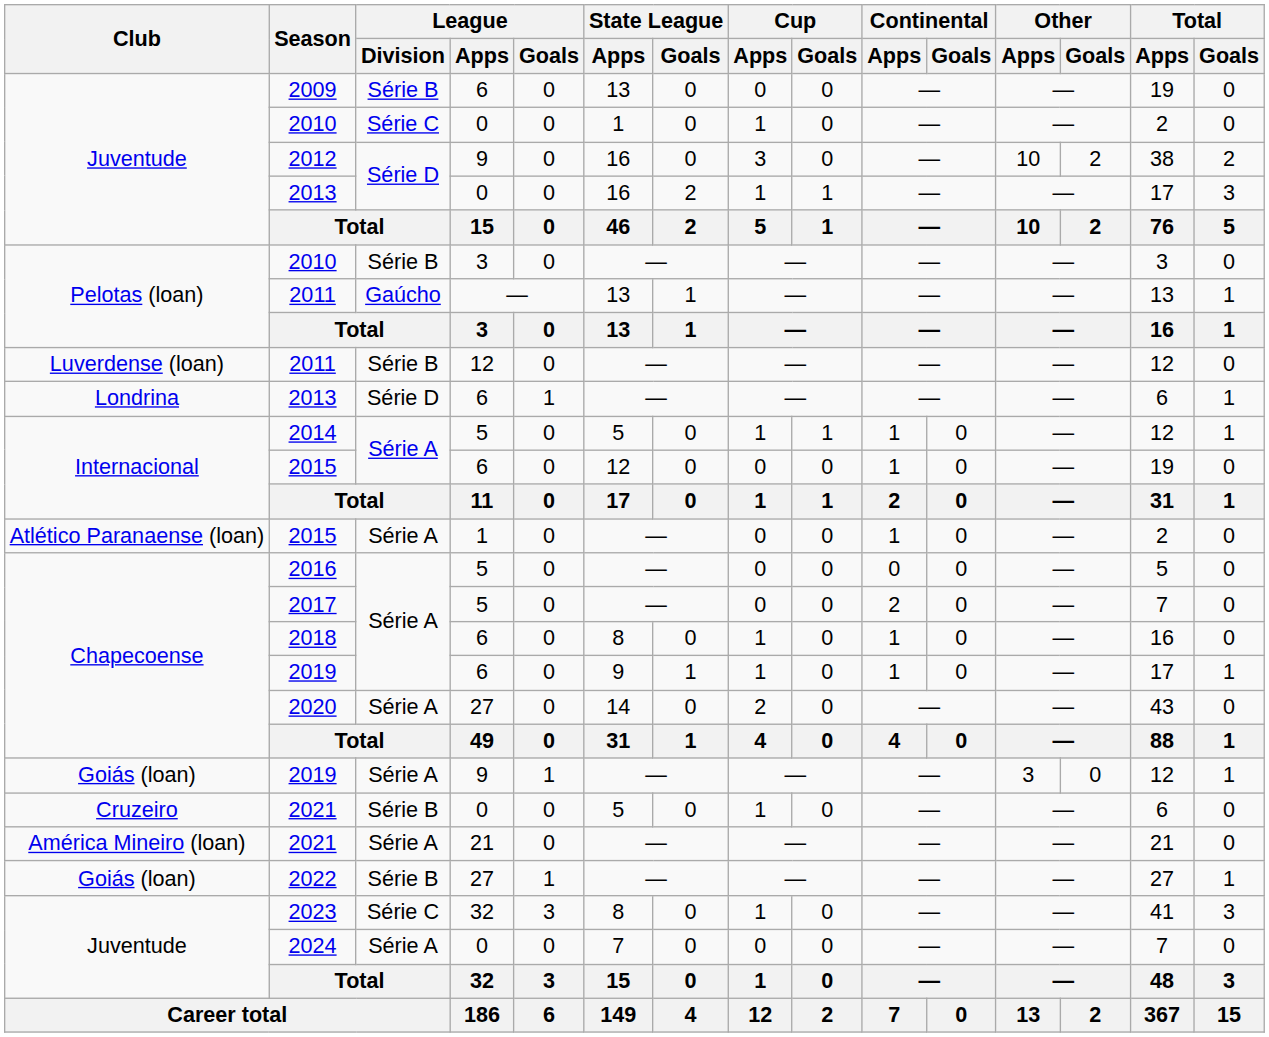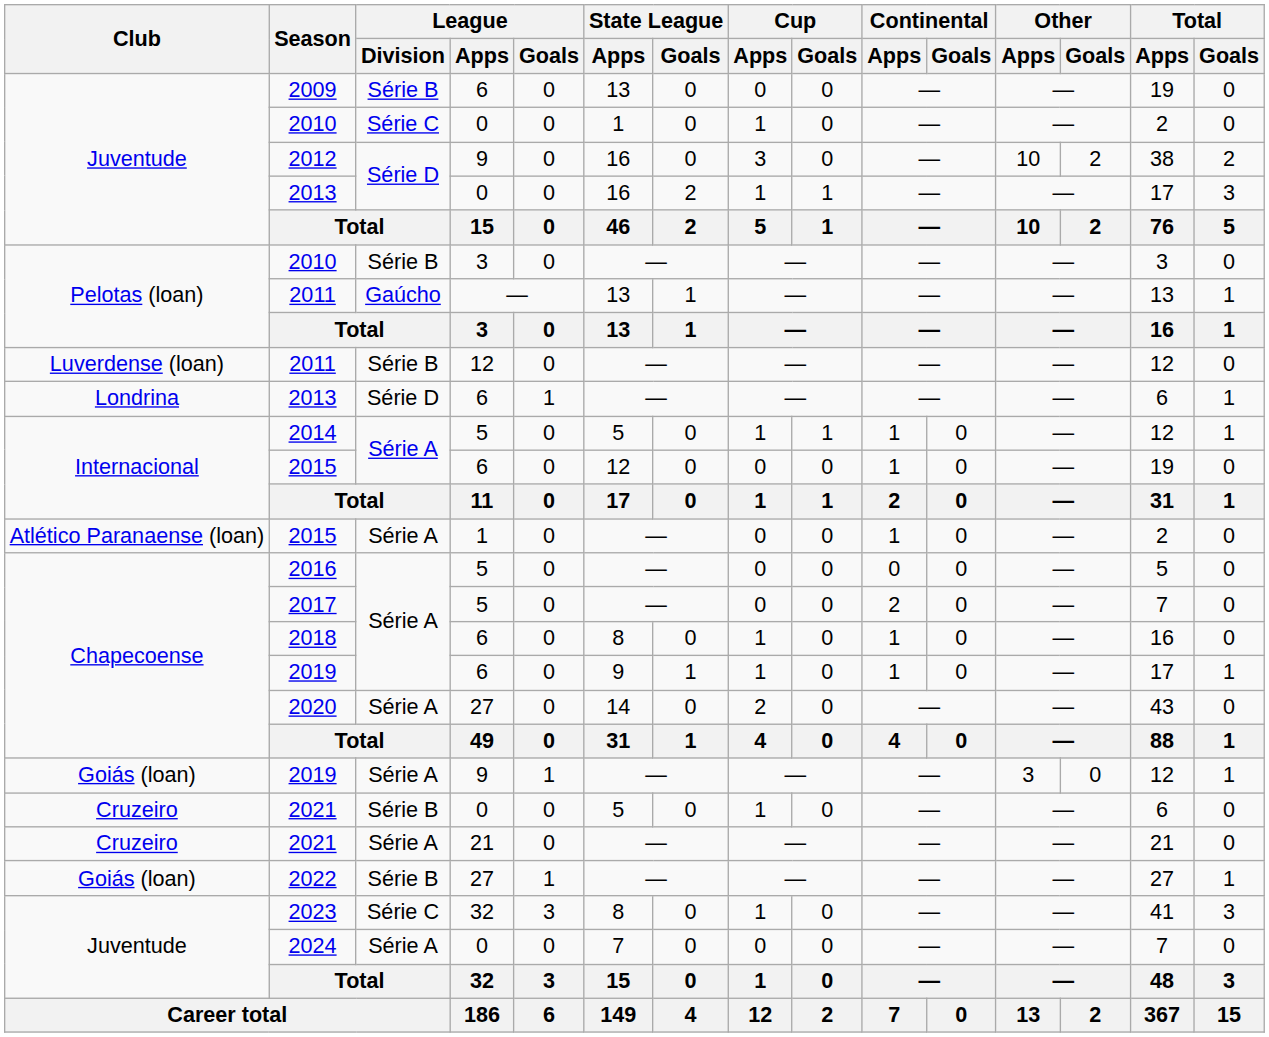(137, 843) América Mineiro (loan) -> (137, 843) Cruzeiro
